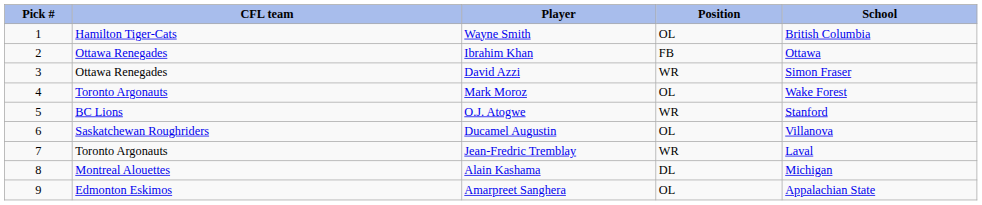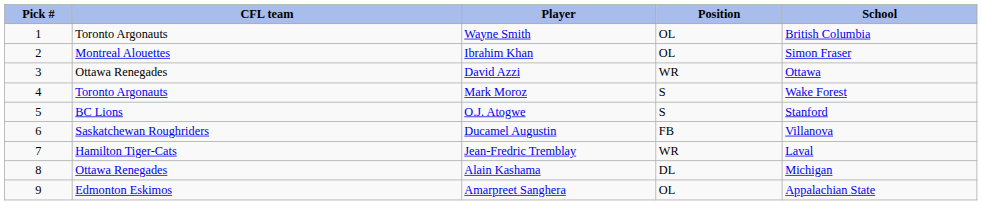(126, 33) Hamilton Tiger-Cats -> (121, 33) Toronto Argonauts
(121, 53) Ottawa Renegades -> (123, 53) Montreal Alouettes
(666, 53) FB -> (667, 53) OL
(803, 53) Ottawa -> (818, 53) Simon Fraser
(818, 72) Simon Fraser -> (803, 72) Ottawa
(667, 92) OL -> (662, 92) S
(669, 111) WR -> (662, 111) S
(667, 131) OL -> (666, 131) FB
(121, 151) Toronto Argonauts -> (126, 151) Hamilton Tiger-Cats
(123, 170) Montreal Alouettes -> (121, 170) Ottawa Renegades
